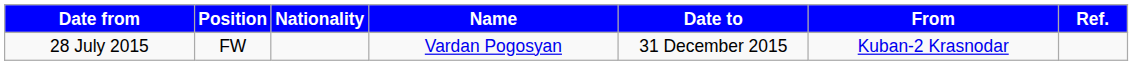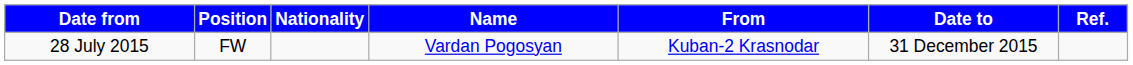columns swapped: (933, 19) <-> (713, 19)
